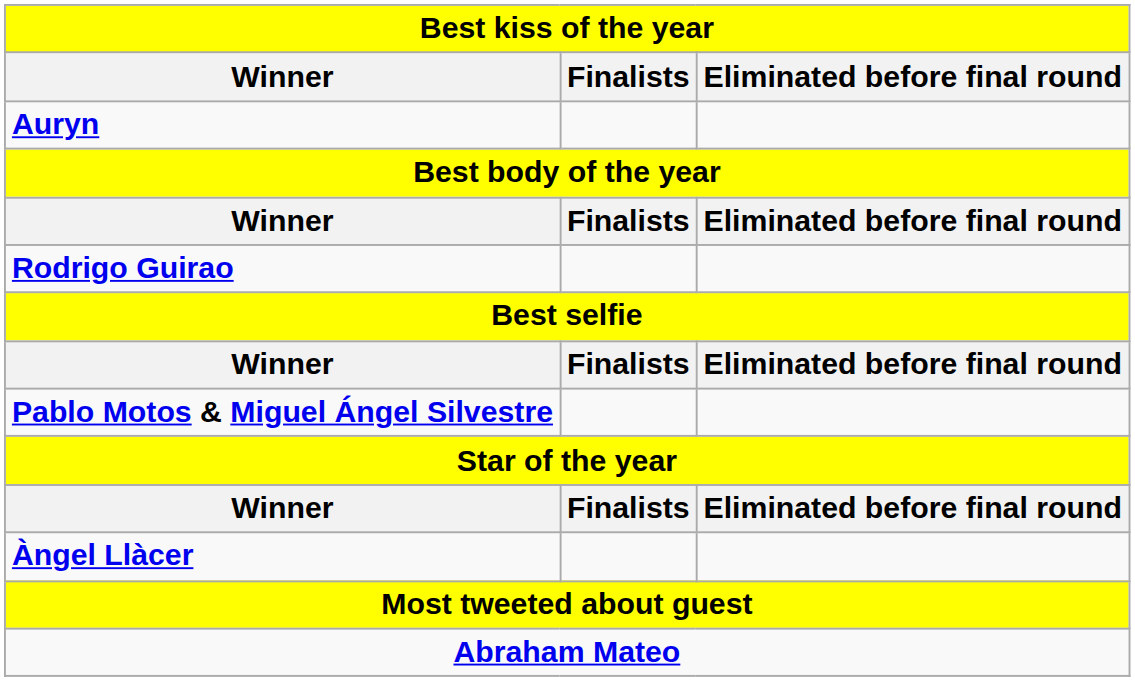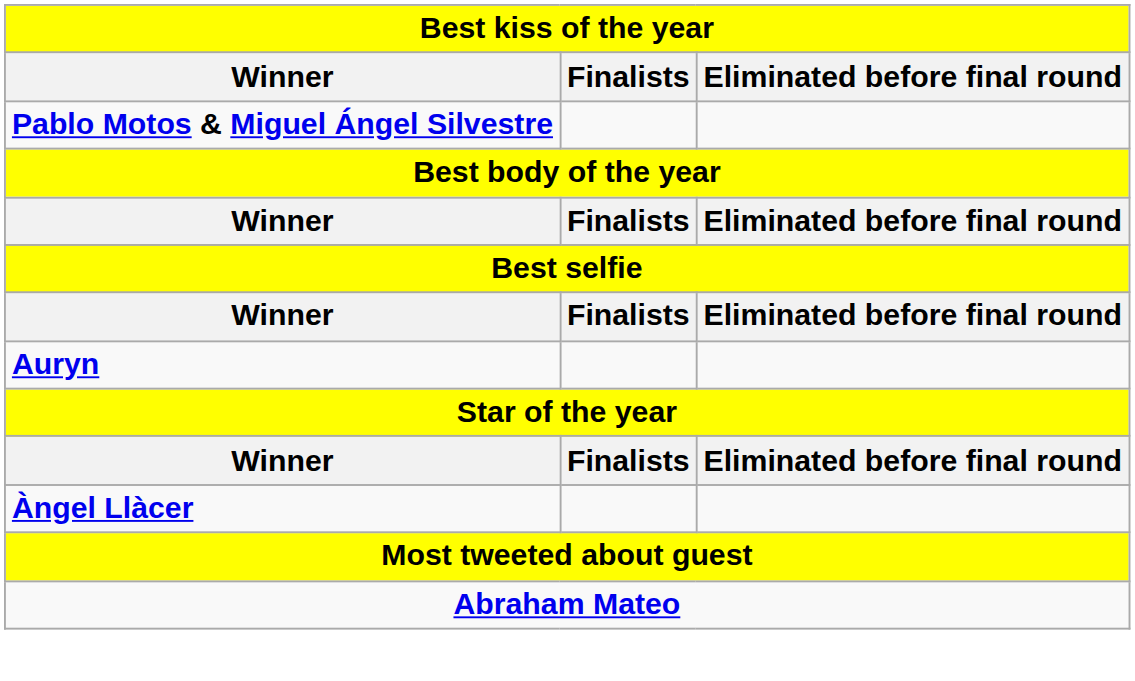rows swapped: (282, 412) <-> (56, 124)
- row: (123, 268)
